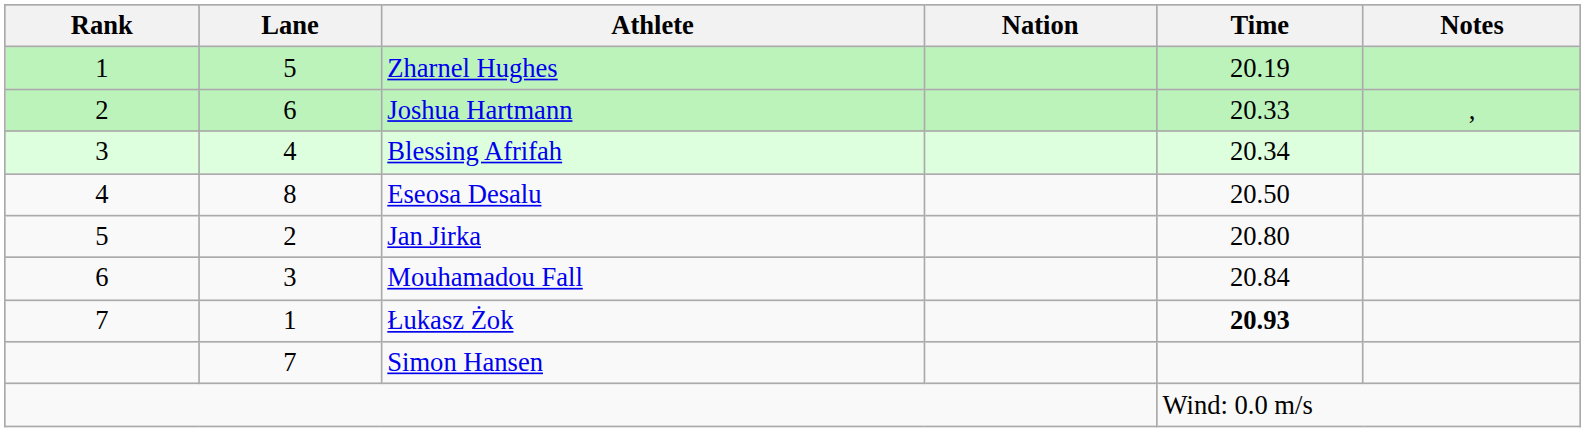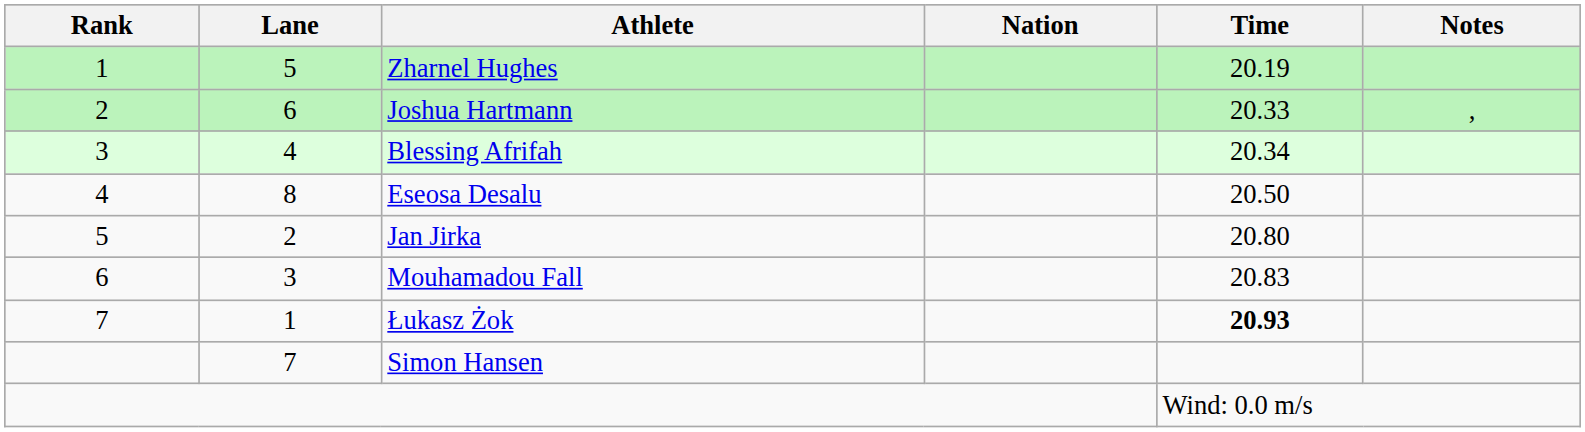(1260, 278) 20.84 -> (1260, 278) 20.83
